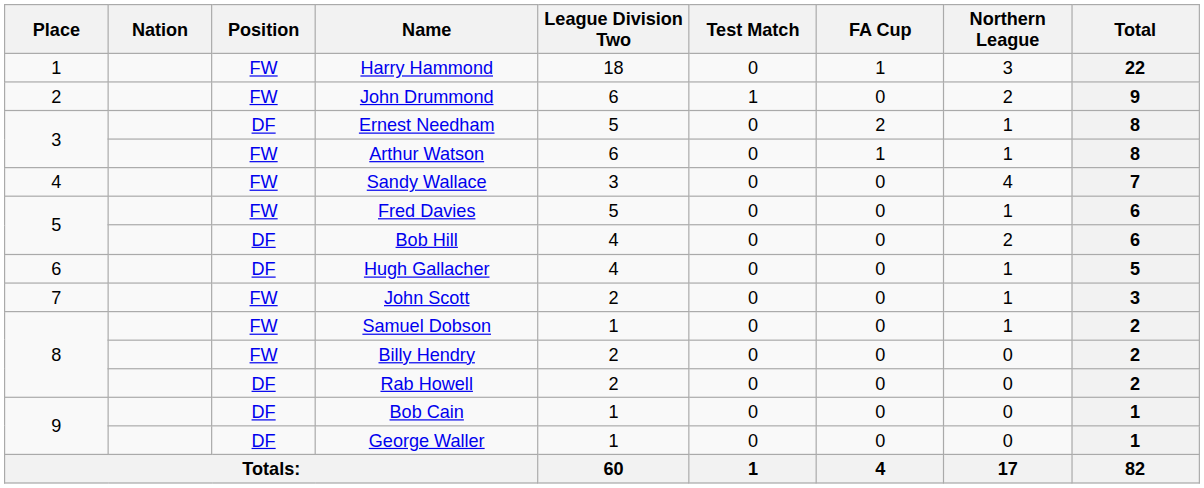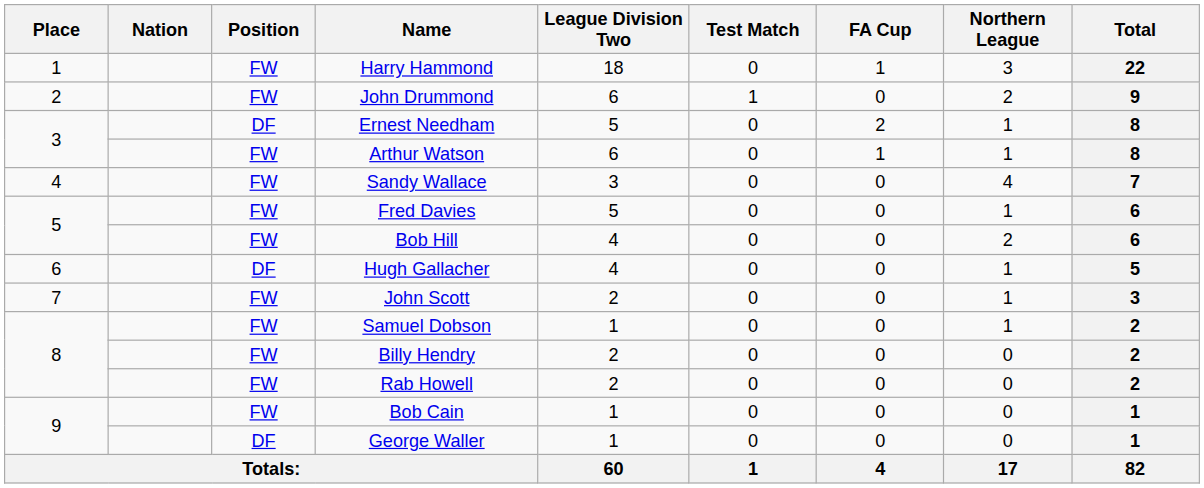(264, 240) DF -> (264, 240) FW
(264, 383) DF -> (264, 383) FW
(264, 412) DF -> (264, 412) FW
